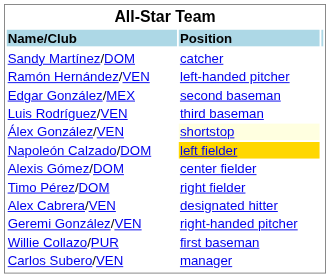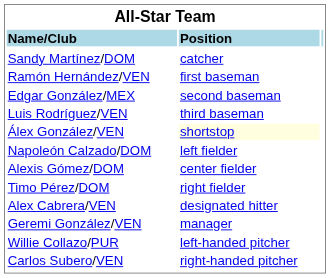(235, 77) left-handed pitcher -> (220, 77) first baseman
(209, 150) gold background -> (209, 150) no background
(239, 224) right-handed pitcher -> (206, 224) manager
(220, 242) first baseman -> (235, 242) left-handed pitcher
(206, 261) manager -> (239, 261) right-handed pitcher
